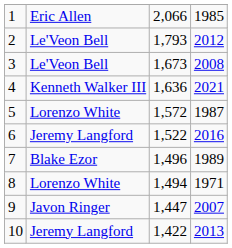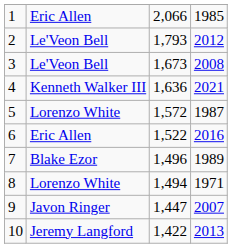(81, 135) Jeremy Langford -> (61, 135) Eric Allen
